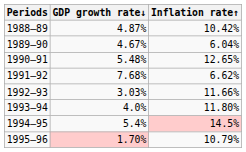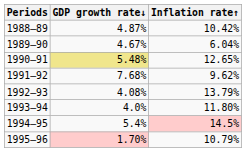(132, 60) no background -> (132, 60) khaki background
(224, 76) 6.62% -> (224, 76) 9.62%
(132, 92) 3.03% -> (132, 92) 4.08%
(221, 92) 11.66% -> (221, 92) 13.79%
